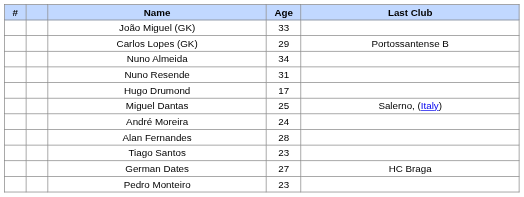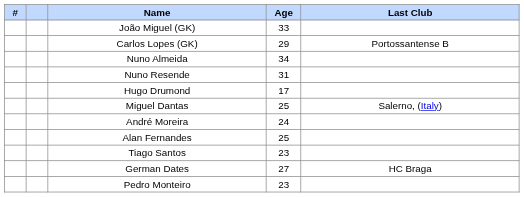(284, 137) 28 -> (284, 137) 25
